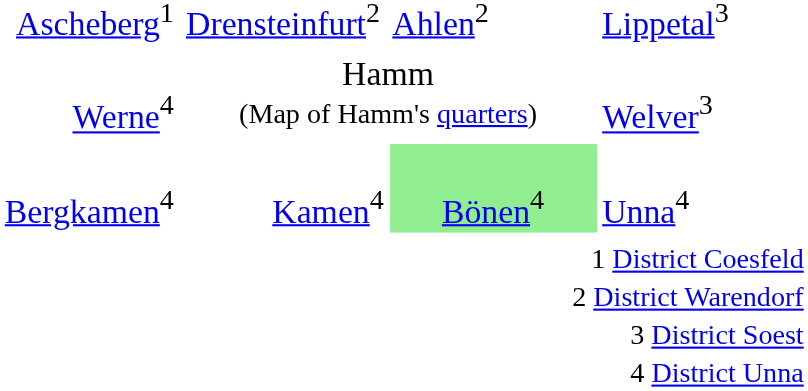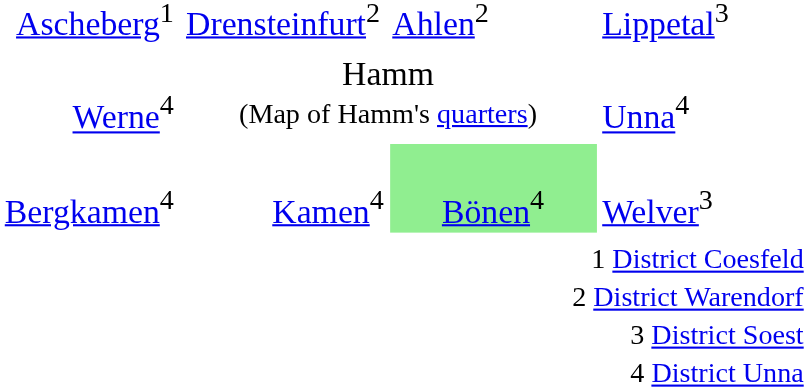(658, 112) Welver3 -> (646, 112) Unna4
(646, 206) Unna4 -> (658, 206) Welver3
